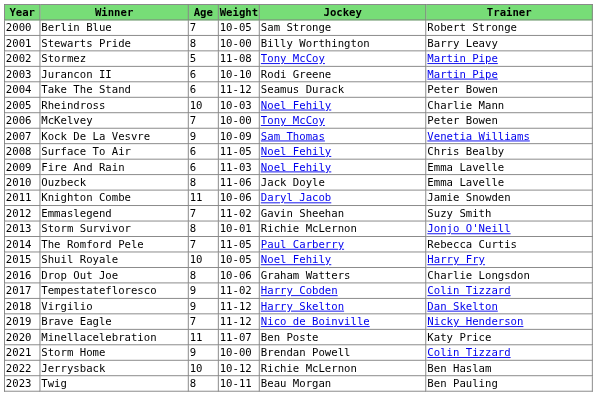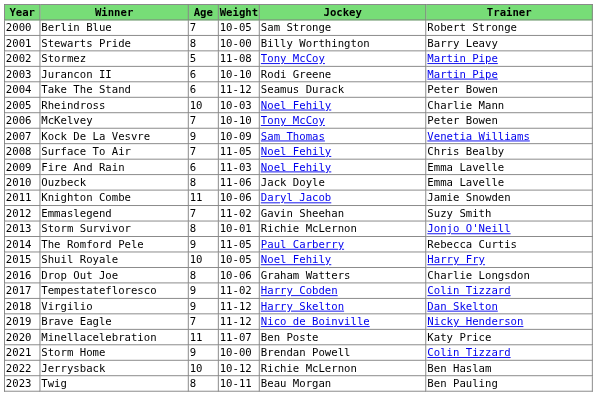(236, 120) 10-00 -> (236, 120) 10-10
(193, 151) 6 -> (193, 151) 7
(193, 244) 7 -> (193, 244) 9
